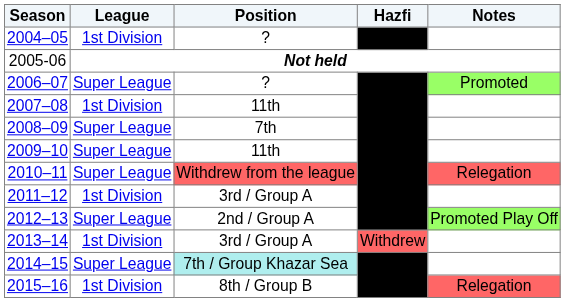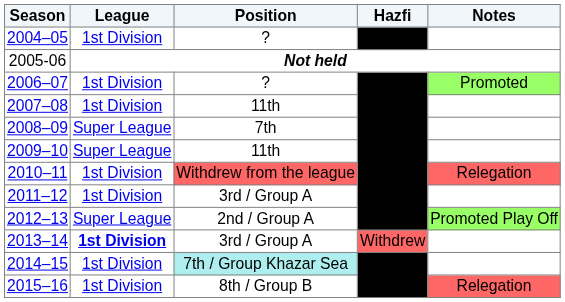(122, 83) Super League -> (122, 83) 1st Division
(122, 173) Super League -> (122, 173) 1st Division
(122, 241) normal -> (122, 241) bold
(122, 263) Super League -> (122, 263) 1st Division
